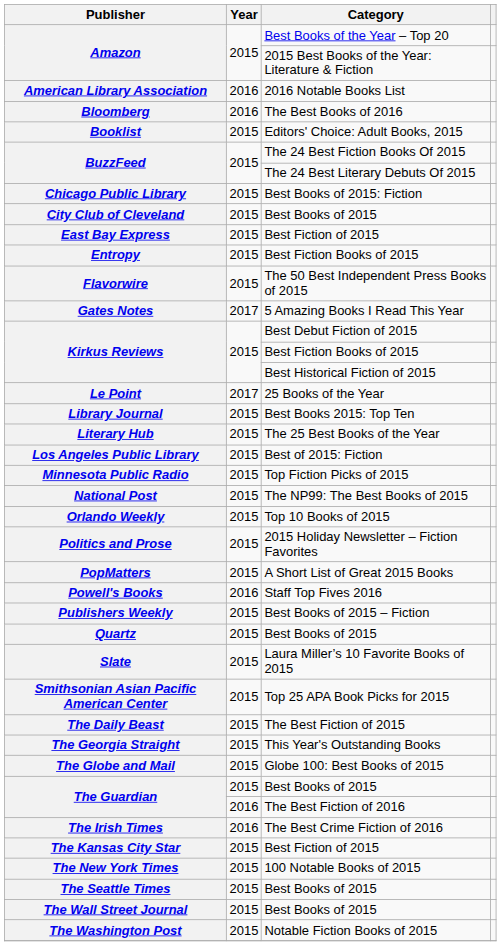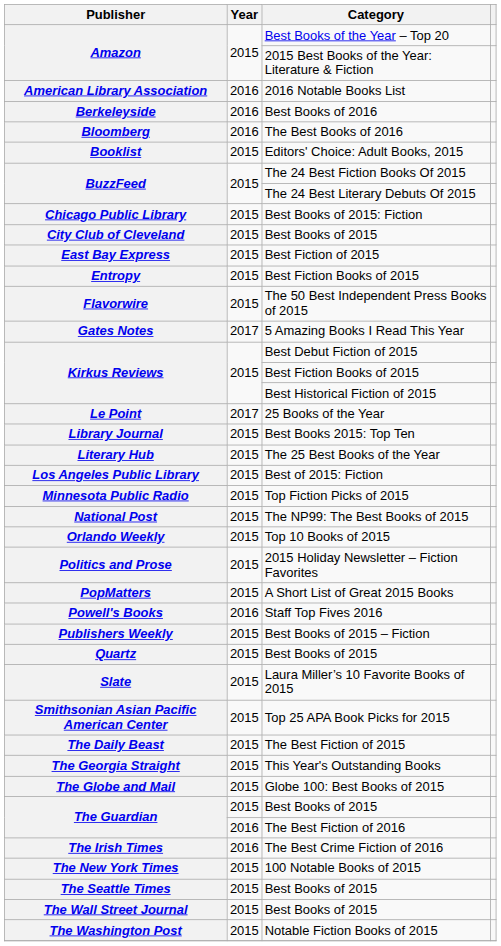+ row: (116, 111)
- row: (115, 848)
